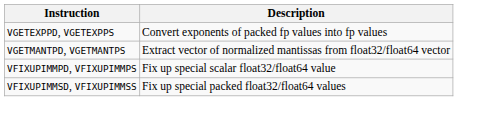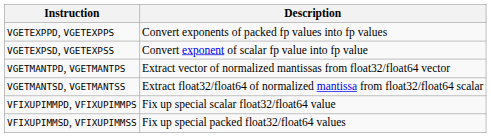+ row: (61, 50)
+ row: (66, 86)
